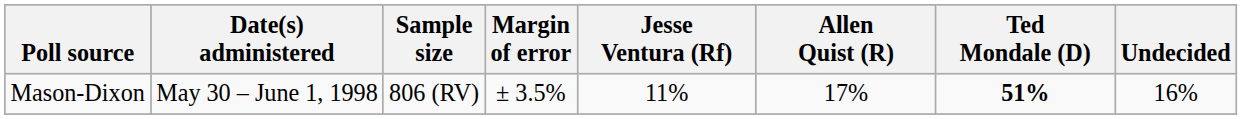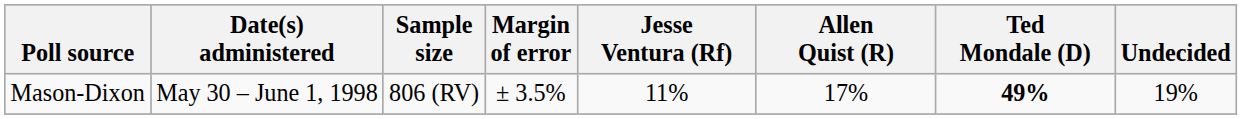(1025, 93) 51% -> (1025, 93) 49%
(1176, 93) 16% -> (1176, 93) 19%
